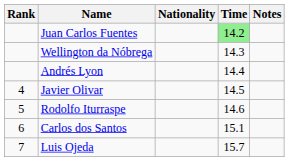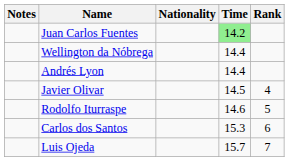columns swapped: (21, 14) <-> (267, 14)
(234, 52) 14.3 -> (235, 52) 14.4
(234, 128) 15.1 -> (235, 128) 15.3
